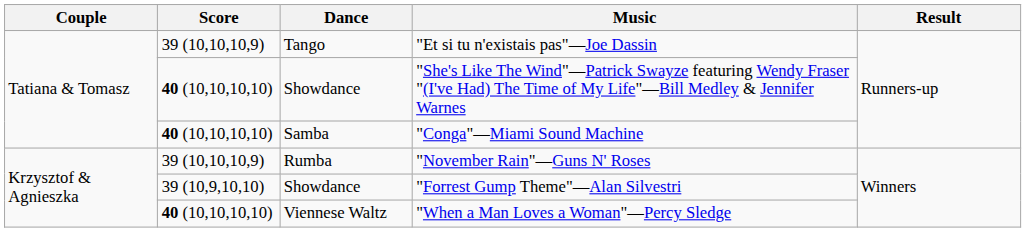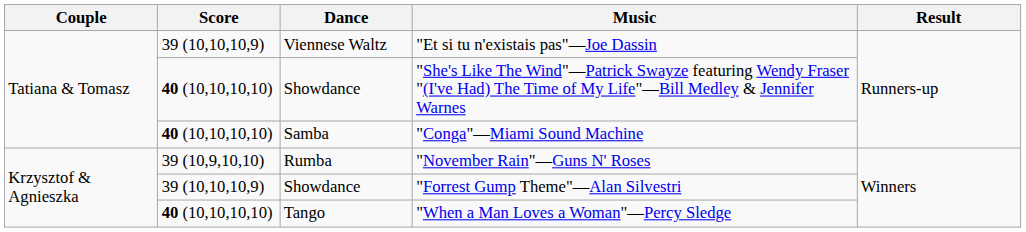(304, 44) Tango -> (335, 44) Viennese Waltz
(213, 160) 39 (10,10,10,9) -> (213, 160) 39 (10,9,10,10)
(213, 187) 39 (10,9,10,10) -> (213, 187) 39 (10,10,10,9)
(335, 213) Viennese Waltz -> (304, 213) Tango
